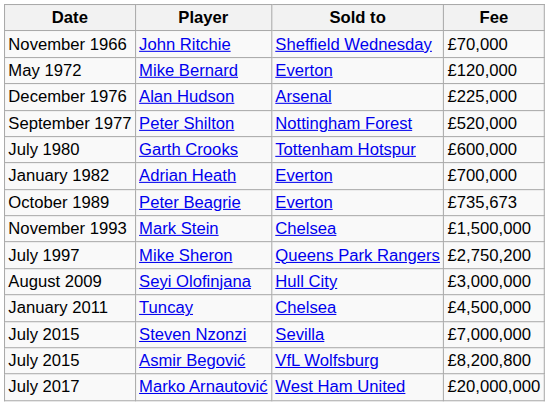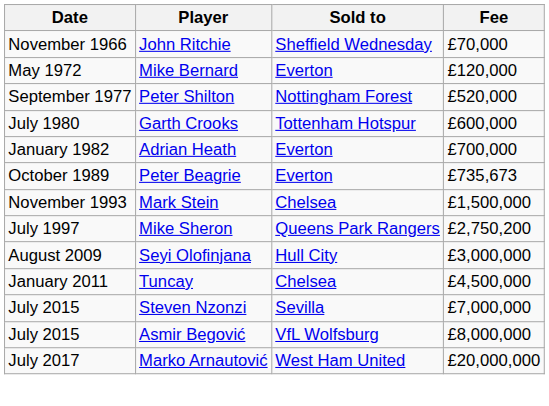- row: (187, 96)
(489, 360) £8,200,800 -> (489, 334) £8,000,000
